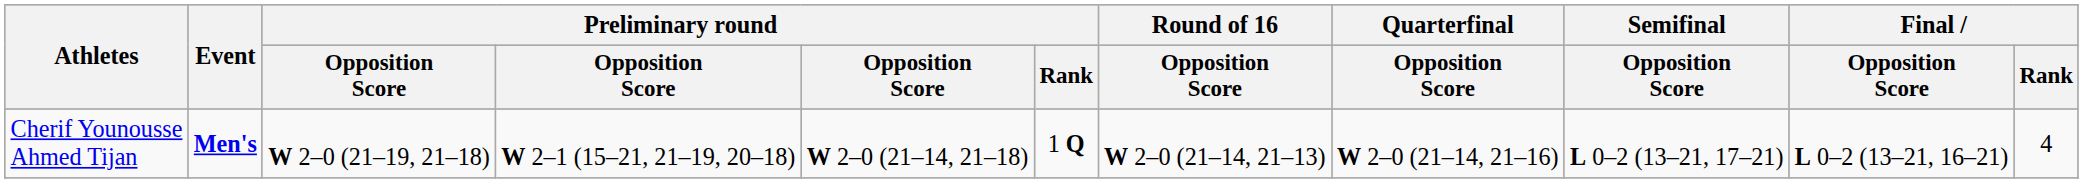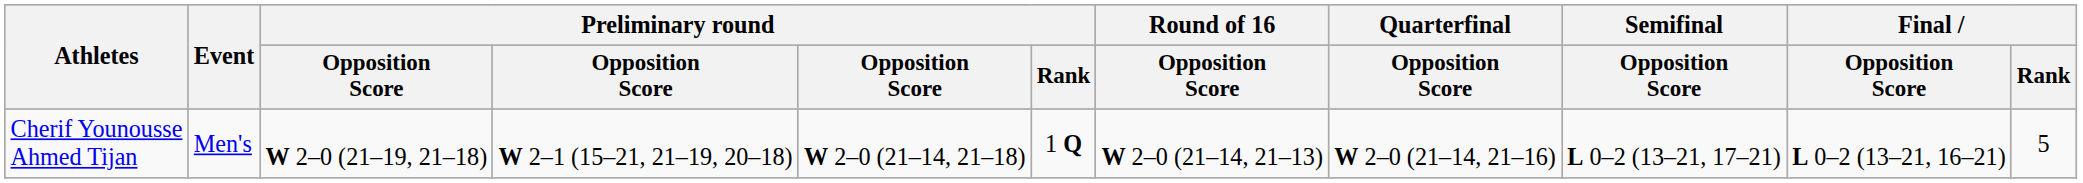(225, 143) bold -> (223, 143) normal
(2046, 143) 4 -> (2044, 143) 5
